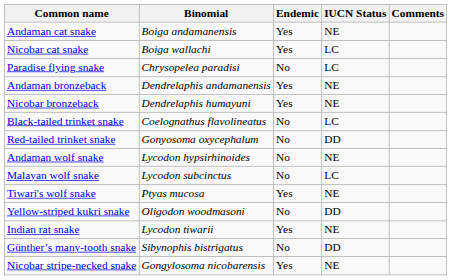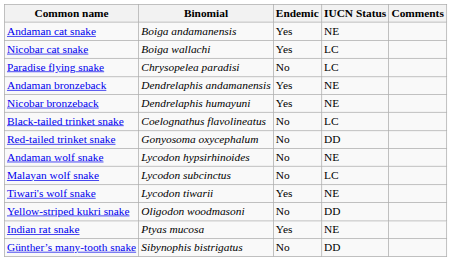(173, 193) Ptyas mucosa -> (177, 193) Lycodon tiwarii
(177, 229) Lycodon tiwarii -> (173, 229) Ptyas mucosa
- row: (72, 265)
